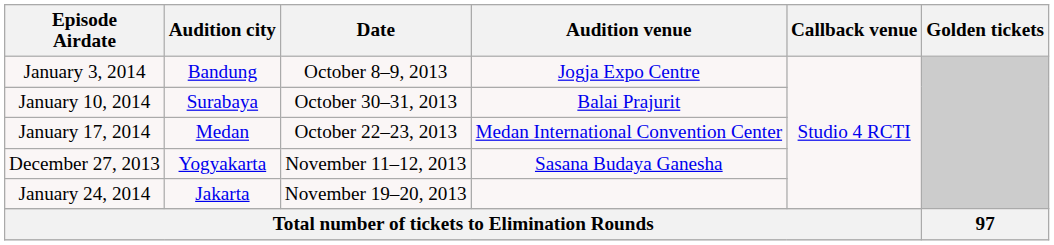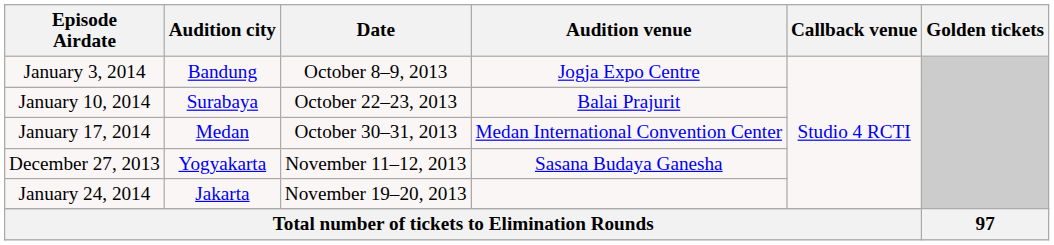(376, 102) October 30–31, 2013 -> (376, 102) October 22–23, 2013
(376, 132) October 22–23, 2013 -> (376, 132) October 30–31, 2013
